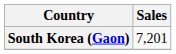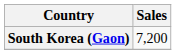(152, 37) 7,201 -> (152, 37) 7,200
